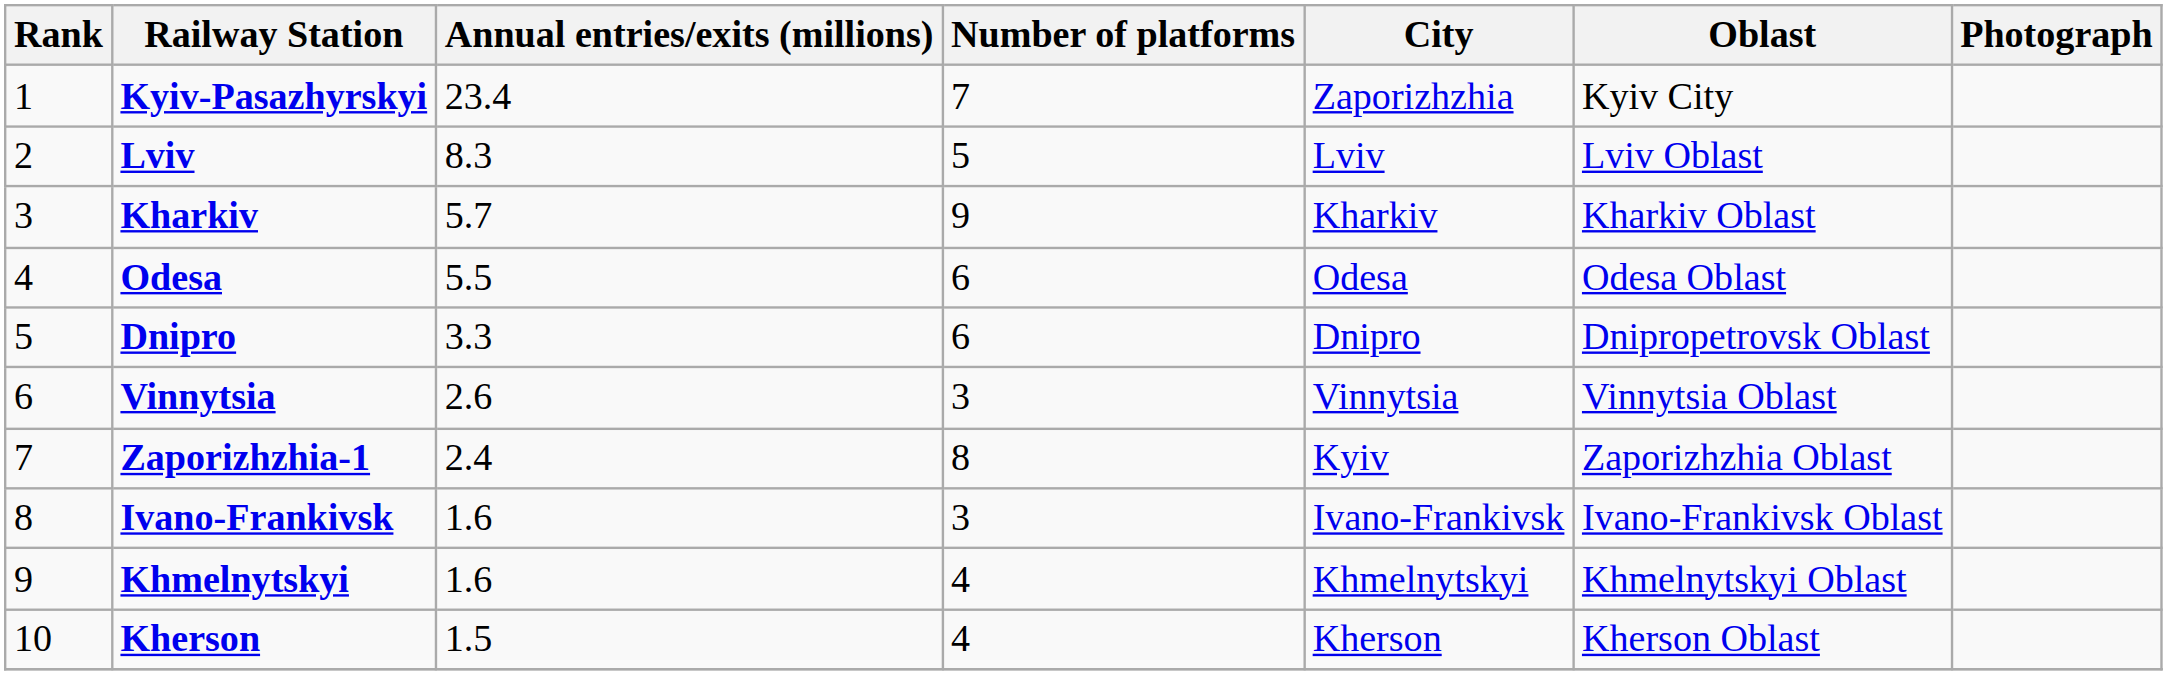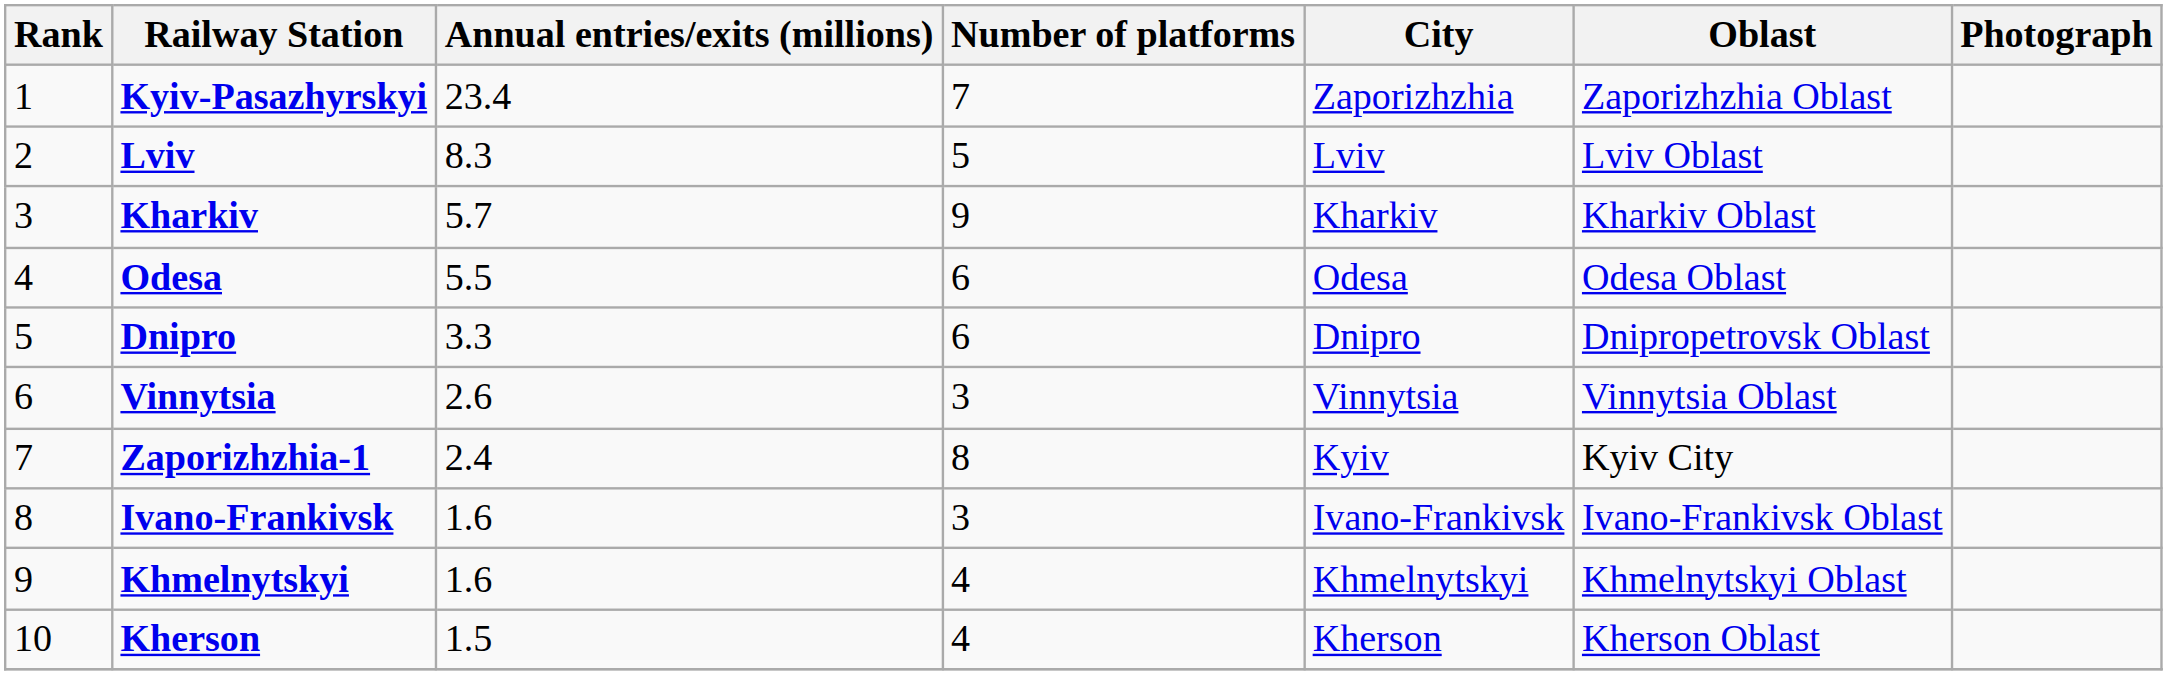(1658, 95) Kyiv City -> (1737, 95) Zaporizhzhia Oblast
(1737, 457) Zaporizhzhia Oblast -> (1658, 457) Kyiv City
